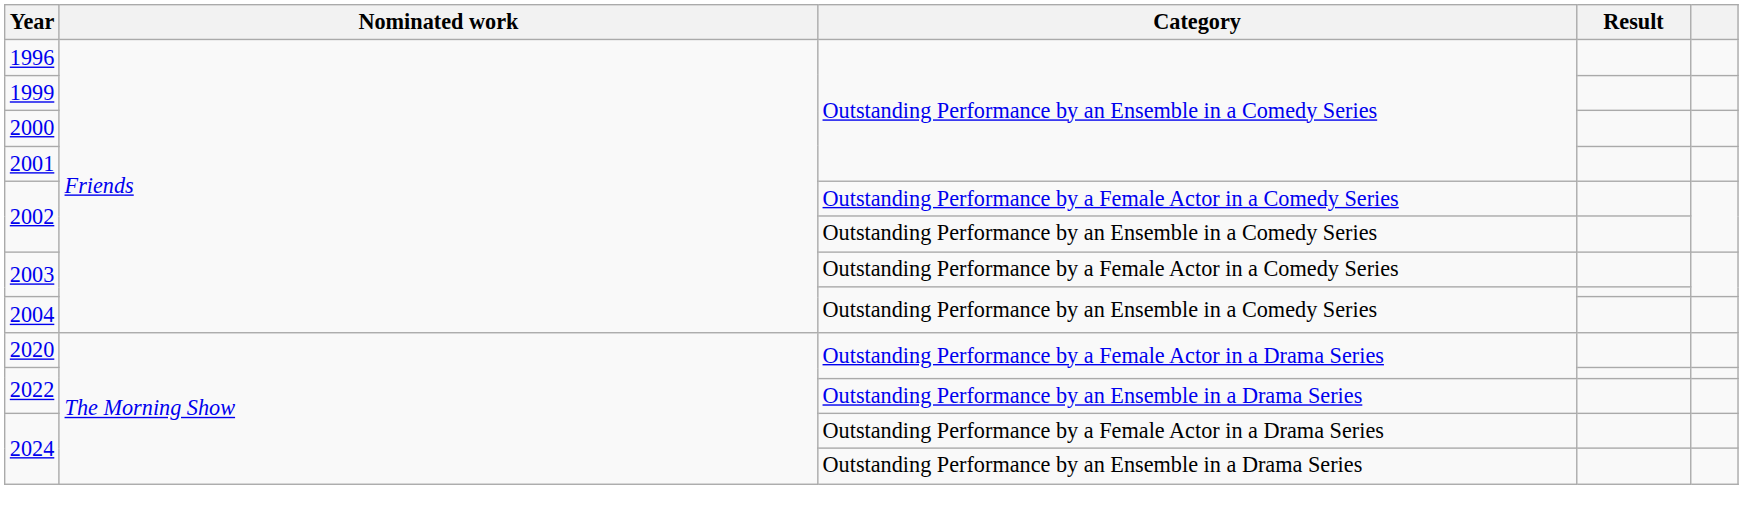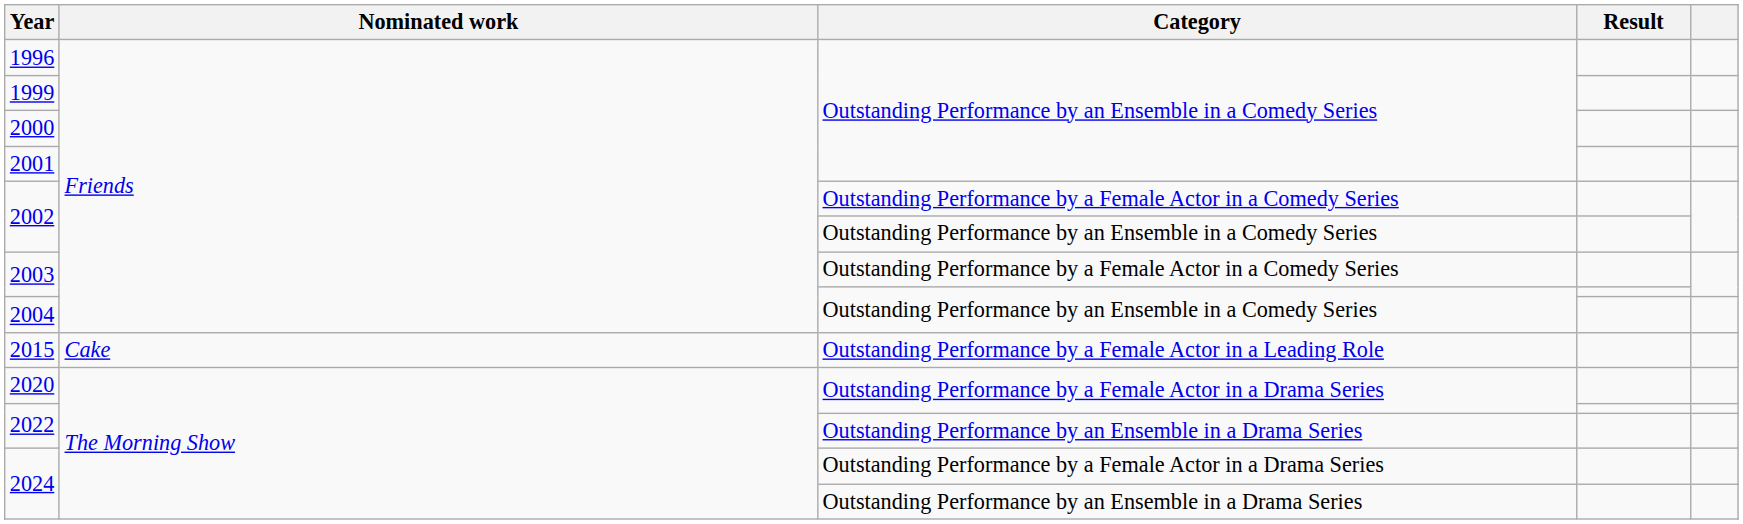+ row: (32, 349)
